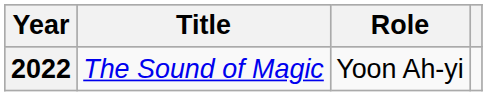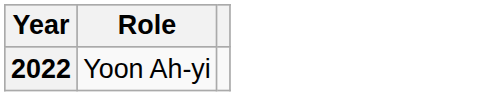- column: (204, 25)
